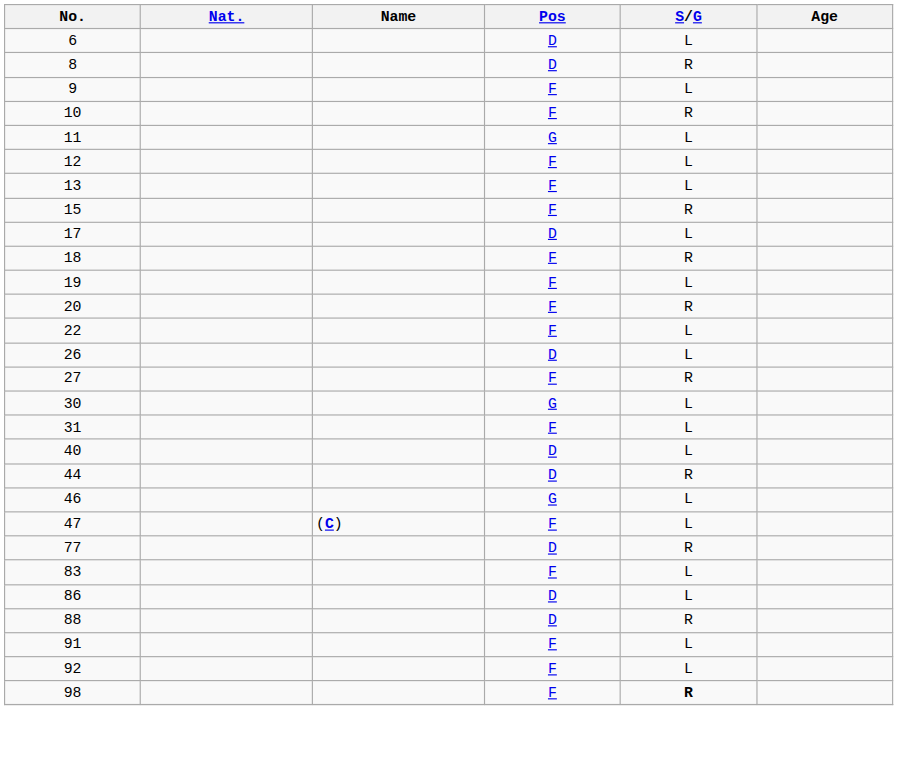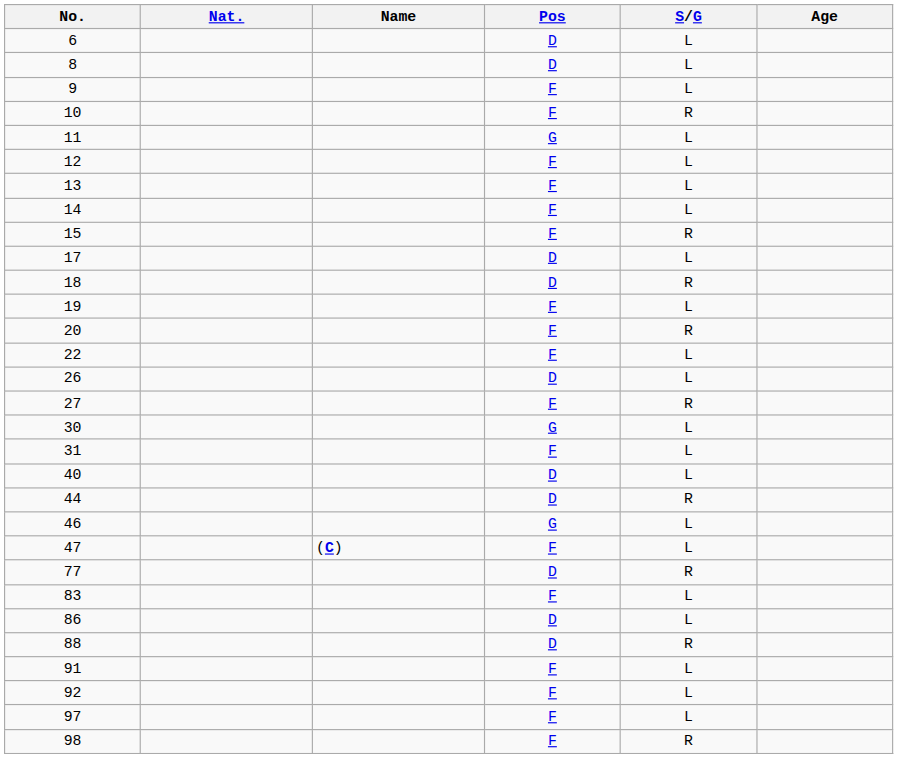(688, 65) R -> (688, 65) L
+ row: (73, 210)
(552, 258) F -> (552, 282) D
+ row: (73, 717)
(688, 693) bold -> (688, 741) normal
